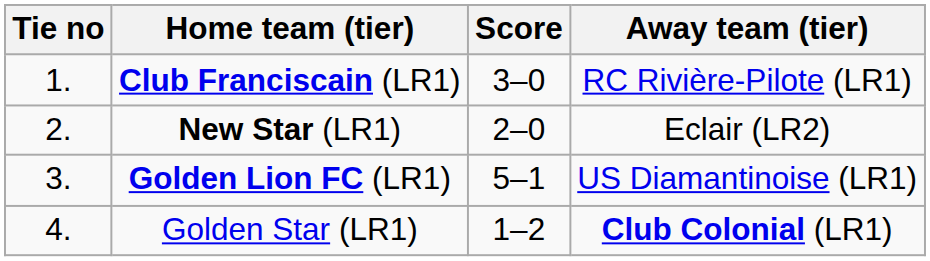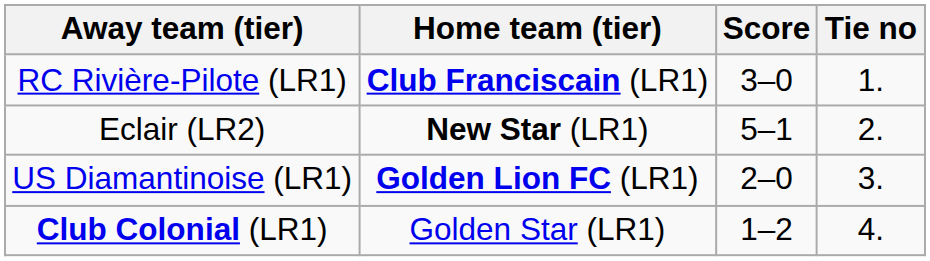columns swapped: (58, 29) <-> (747, 29)
(519, 129) 2–0 -> (766, 129) 5–1
(519, 179) 5–1 -> (766, 179) 2–0
